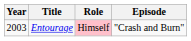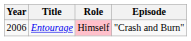(17, 28) 2003 -> (17, 28) 2006
